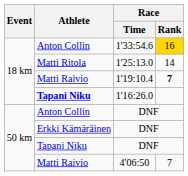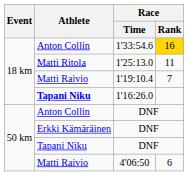(170, 63) 14 -> (170, 63) 11
(170, 79) bold -> (170, 79) normal
(170, 162) 7 -> (170, 162) 6
